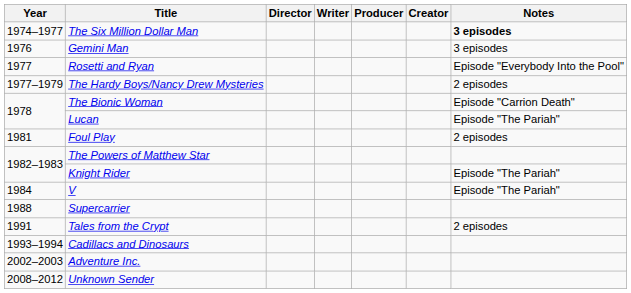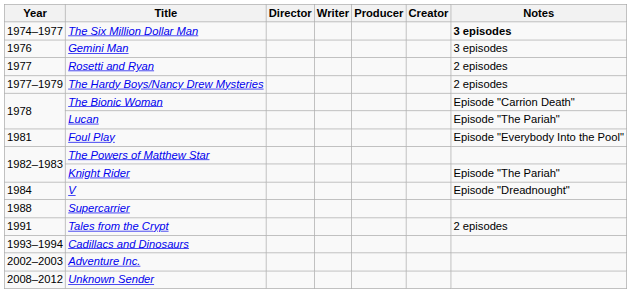(539, 66) Episode "Everybody Into the Pool" -> (481, 66) 2 episodes
(481, 137) 2 episodes -> (539, 137) Episode "Everybody Into the Pool"
(507, 191) Episode "The Pariah" -> (512, 191) Episode "Dreadnought"
